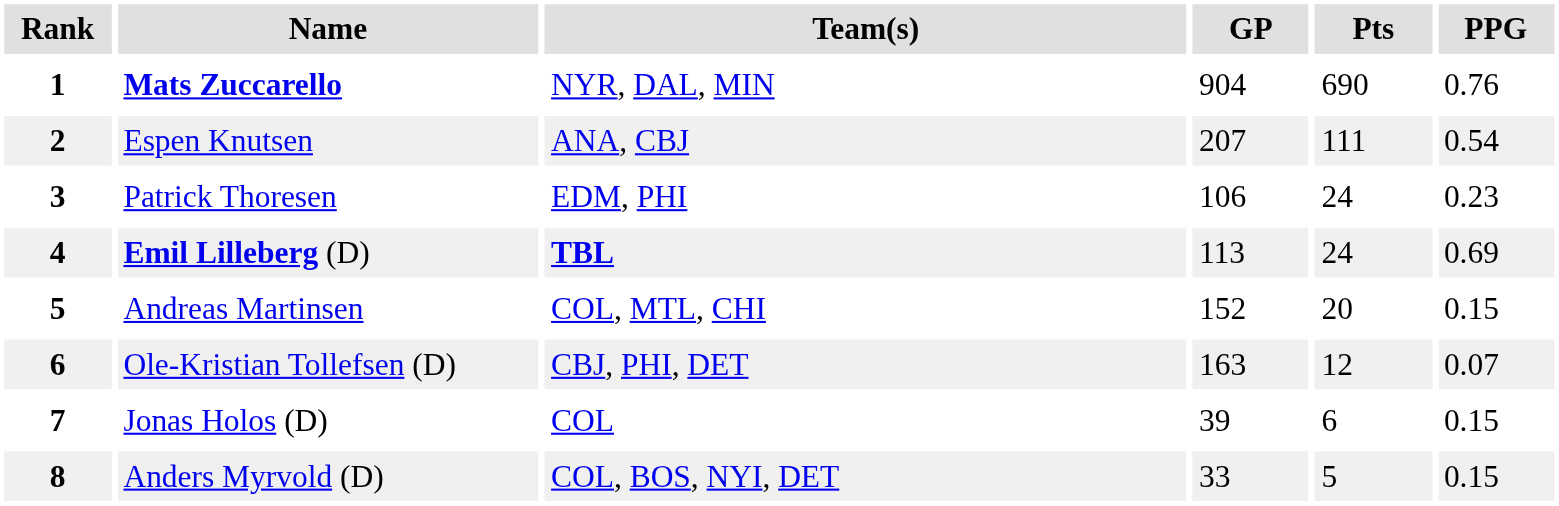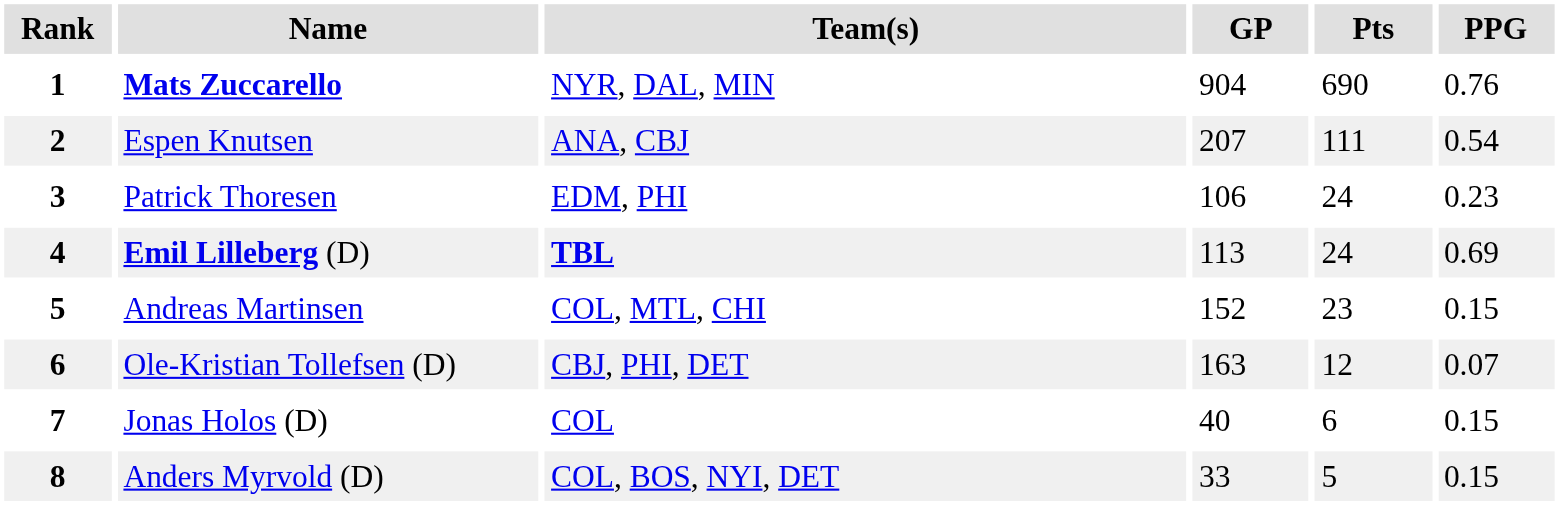(1337, 307) 20 -> (1337, 307) 23
(1215, 419) 39 -> (1215, 419) 40
